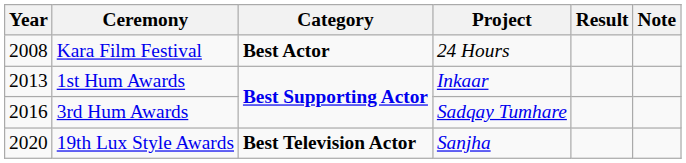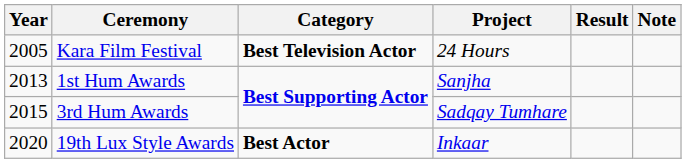(28, 50) 2008 -> (28, 50) 2005
(286, 50) Best Actor -> (330, 50) Best Television Actor
(463, 81) Inkaar -> (464, 81) Sanjha
(28, 111) 2016 -> (28, 111) 2015
(330, 142) Best Television Actor -> (286, 142) Best Actor
(464, 142) Sanjha -> (463, 142) Inkaar
